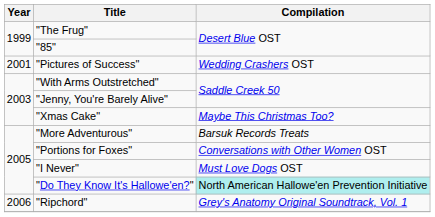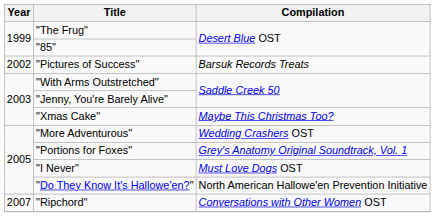(19, 64) 2001 -> (19, 64) 2002
(256, 64) Wedding Crashers OST -> (254, 64) Barsuk Records Treats
(254, 133) Barsuk Records Treats -> (256, 133) Wedding Crashers OST
(293, 151) Conversations with Other Women OST -> (303, 151) Grey's Anatomy Original Soundtrack, Vol. 1
(313, 185) paleturquoise background -> (313, 185) no background
(19, 202) 2006 -> (19, 202) 2007
(303, 202) Grey's Anatomy Original Soundtrack, Vol. 1 -> (293, 202) Conversations with Other Women OST
